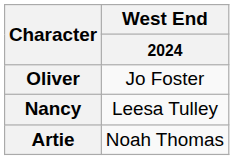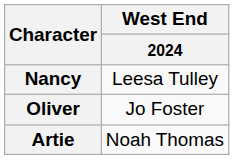rows swapped: (53, 79) <-> (53, 109)
